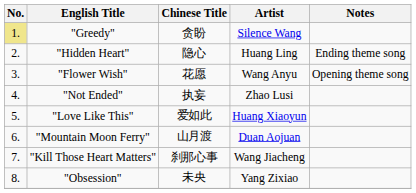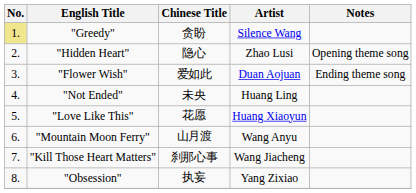(269, 54) Huang Ling -> (269, 54) Zhao Lusi
(360, 54) Ending theme song -> (360, 54) Opening theme song
(194, 74) 花愿 -> (194, 74) 爱如此
(269, 74) Wang Anyu -> (269, 74) Duan Aojuan
(360, 74) Opening theme song -> (360, 74) Ending theme song
(194, 95) 执妄 -> (194, 95) 未央
(269, 95) Zhao Lusi -> (269, 95) Huang Ling
(194, 115) 爱如此 -> (194, 115) 花愿
(269, 136) Duan Aojuan -> (269, 136) Wang Anyu
(194, 178) 未央 -> (194, 178) 执妄
